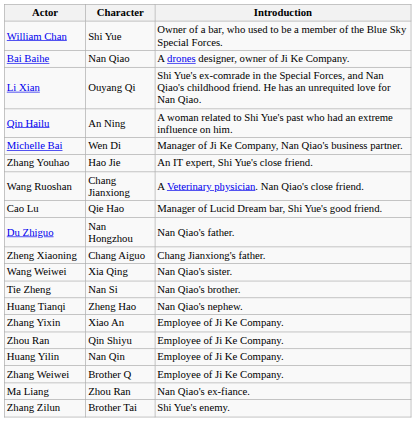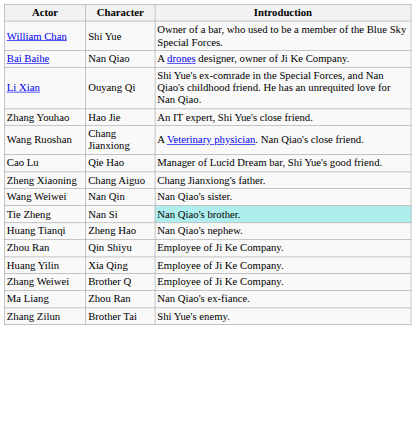- row: (28, 123)
- row: (35, 146)
- row: (30, 232)
(108, 272) Xia Qing -> (106, 197) Nan Qin
(199, 289) no background -> (199, 214) paleturquoise background
- row: (34, 323)
(106, 357) Nan Qin -> (108, 265) Xia Qing
